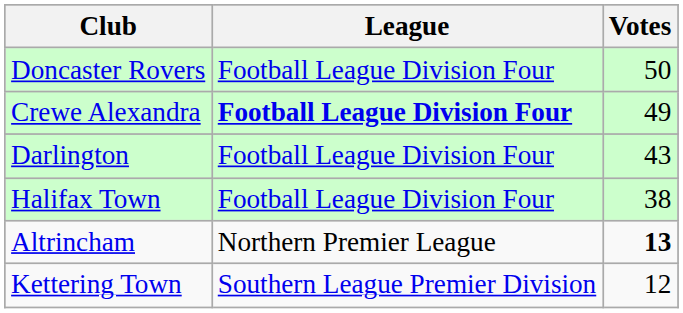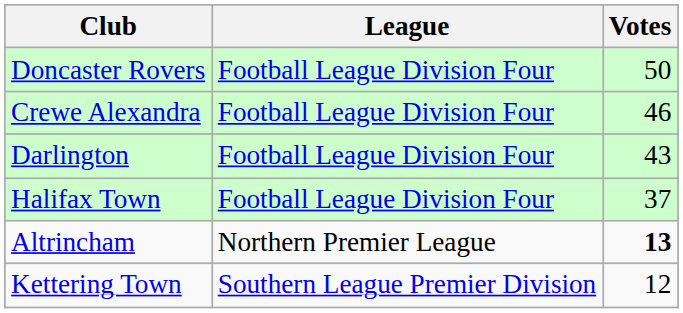(395, 112) bold -> (386, 112) normal
(658, 112) 49 -> (658, 112) 46
(658, 198) 38 -> (658, 198) 37
